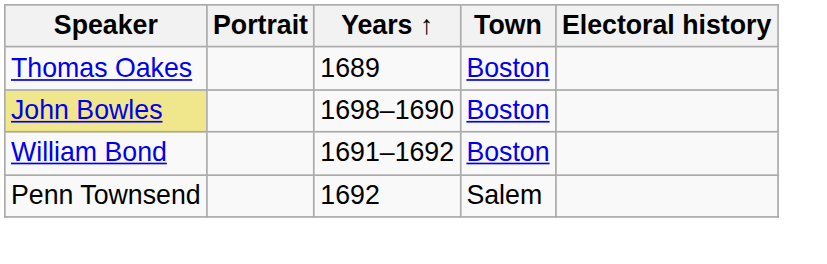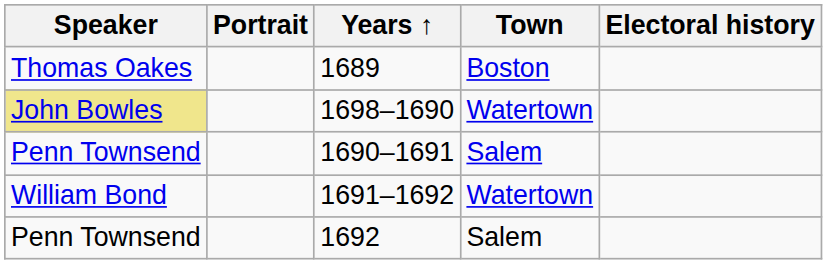(508, 110) Boston -> (530, 110) Watertown
+ row: (387, 152)
(508, 152) Boston -> (530, 195) Watertown
